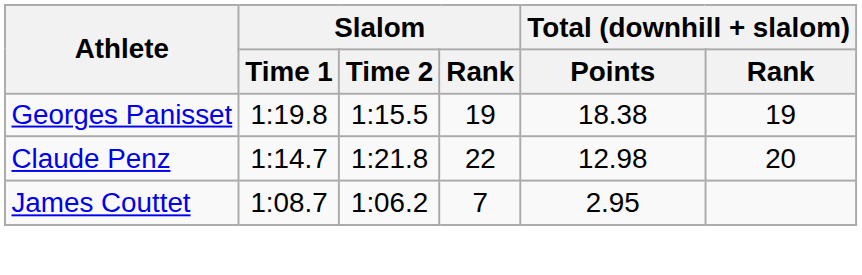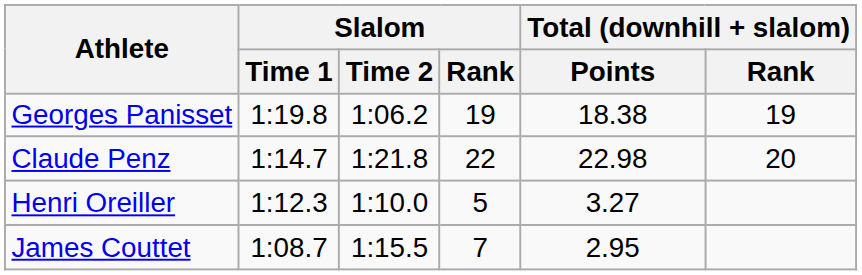(390, 115) 1:15.5 -> (390, 115) 1:06.2
(613, 159) 12.98 -> (613, 159) 22.98
+ row: (93, 203)
(390, 203) 1:06.2 -> (390, 247) 1:15.5
